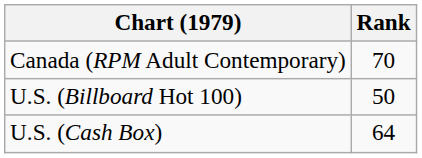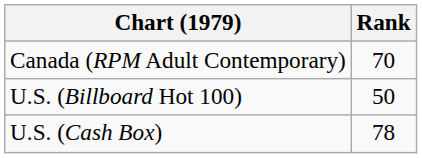(384, 133) 64 -> (384, 133) 78
